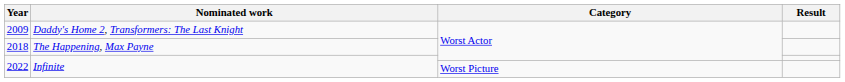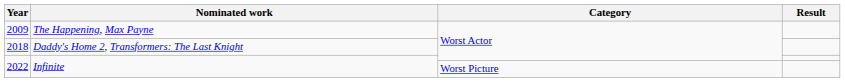(138, 30) Daddy's Home 2, Transformers: The Last Knight -> (93, 30) The Happening, Max Payne
(93, 47) The Happening, Max Payne -> (138, 47) Daddy's Home 2, Transformers: The Last Knight
